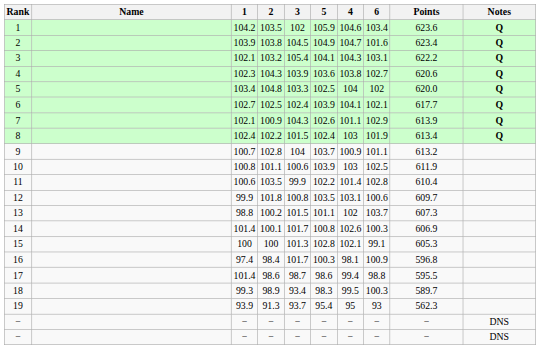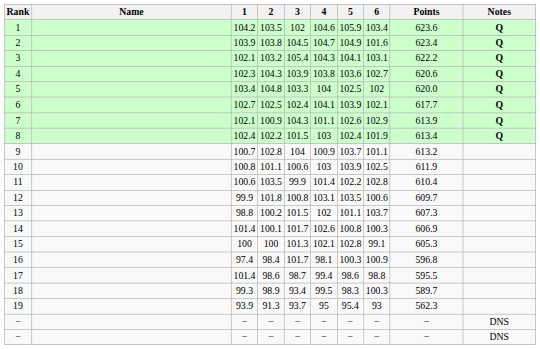columns swapped: (350, 12) <-> (324, 12)
